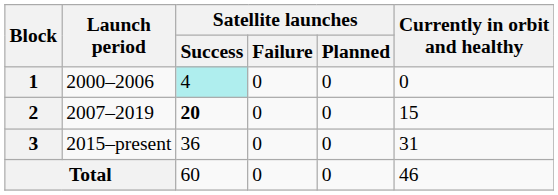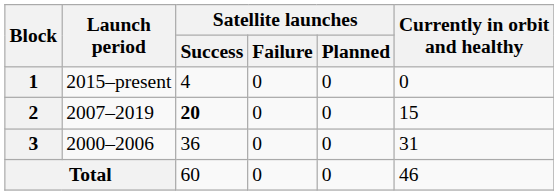(110, 81) 2000–2006 -> (119, 81) 2015–present
(185, 81) paleturquoise background -> (185, 81) no background
(119, 143) 2015–present -> (110, 143) 2000–2006
